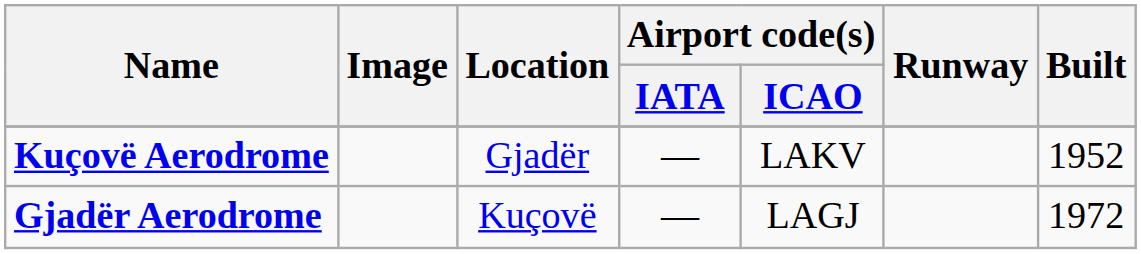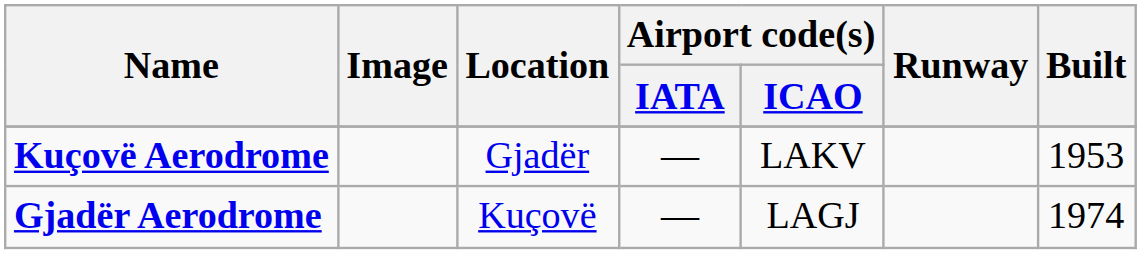(1086, 155) 1952 -> (1086, 155) 1953
(1086, 215) 1972 -> (1086, 215) 1974
